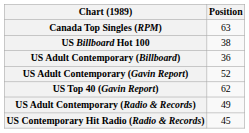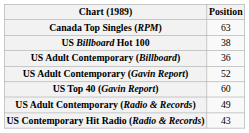(226, 89) 62 -> (226, 89) 60
(226, 120) 45 -> (226, 120) 43
